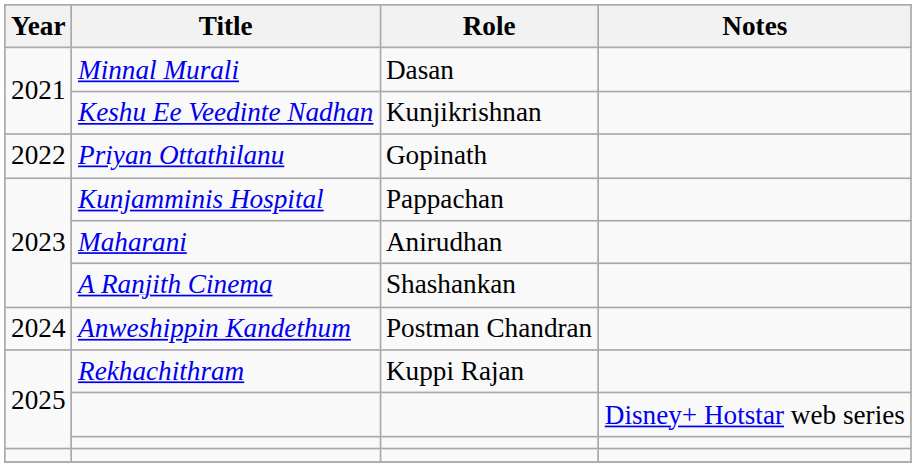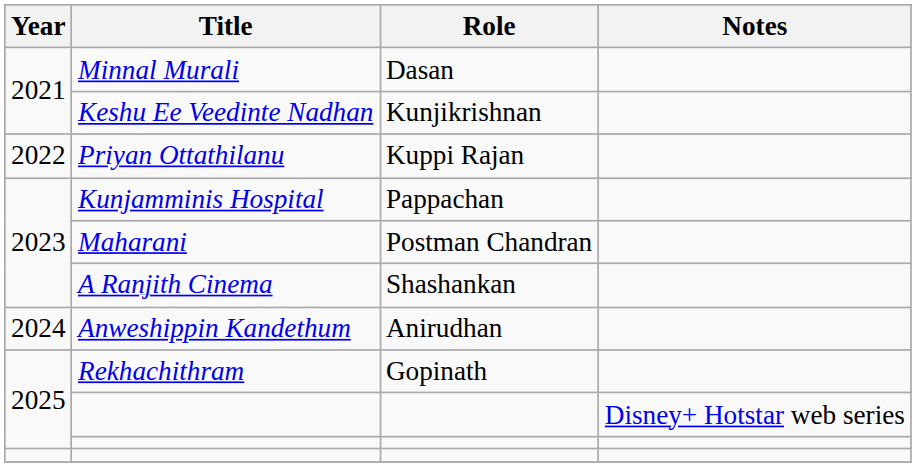(437, 155) Gopinath -> (455, 155) Kuppi Rajan
(444, 241) Anirudhan -> (489, 241) Postman Chandran
(489, 328) Postman Chandran -> (444, 328) Anirudhan
(455, 371) Kuppi Rajan -> (437, 371) Gopinath
